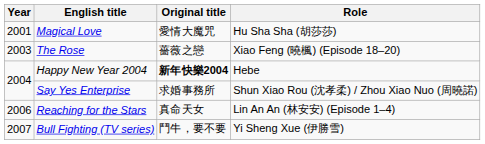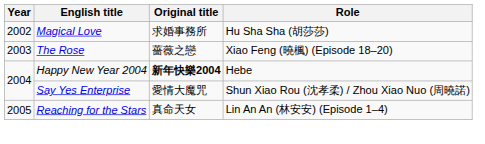(19, 31) 2001 -> (19, 31) 2002
(187, 31) 愛情大魔咒 -> (179, 31) 求婚事務所
(187, 90) 求婚事務所 -> (179, 90) 愛情大魔咒
(19, 110) 2006 -> (19, 110) 2005
- row: (95, 129)
